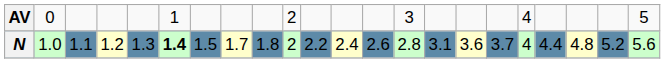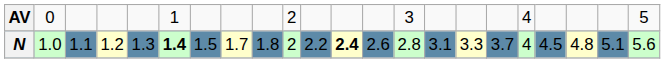(347, 44) normal -> (347, 44) bold
(471, 44) 3.6 -> (471, 44) 3.3
(551, 44) 4.4 -> (551, 44) 4.5
(613, 44) 5.2 -> (613, 44) 5.1
